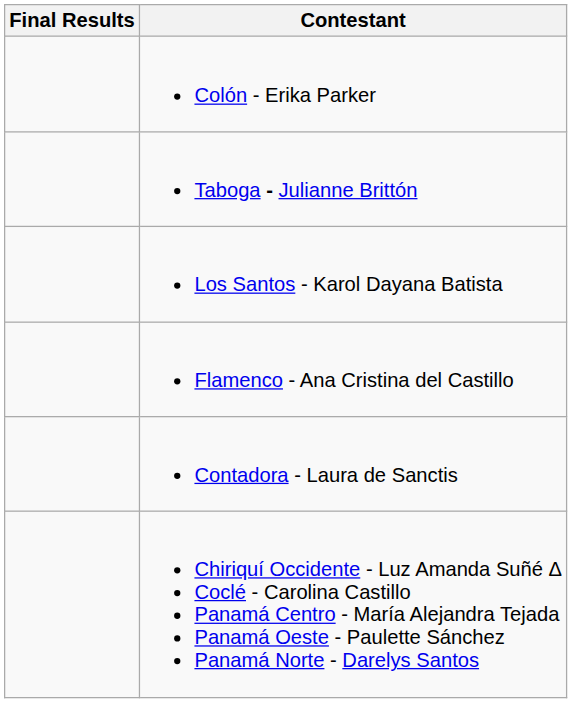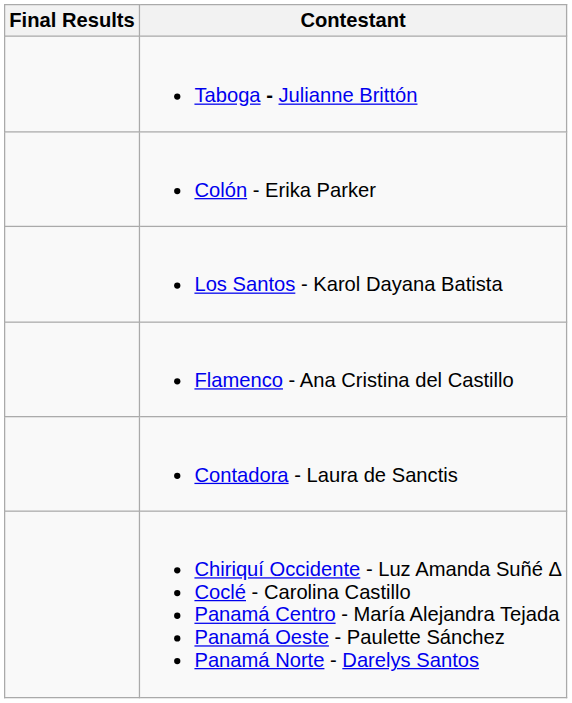rows swapped: (353, 190) <-> (353, 95)
